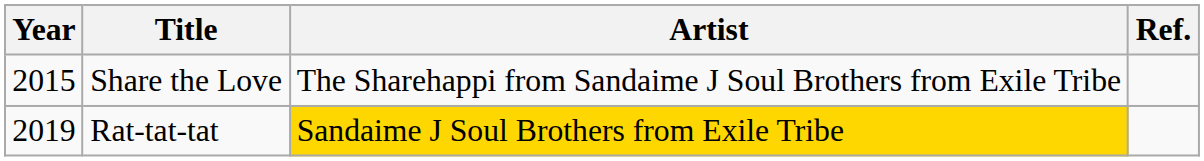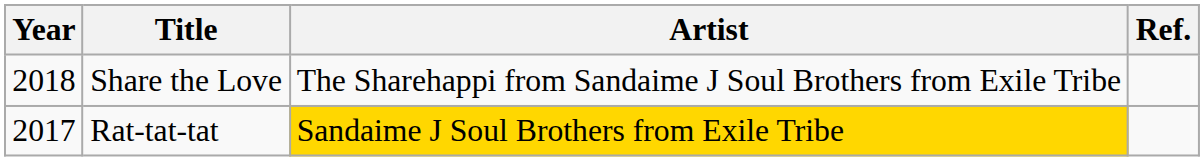(44, 79) 2015 -> (44, 79) 2018
(44, 130) 2019 -> (44, 130) 2017
